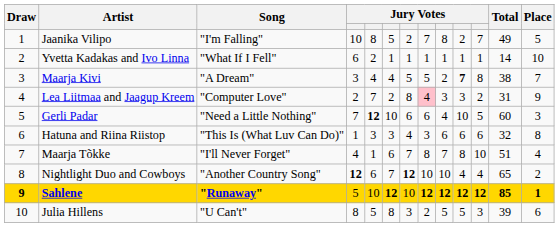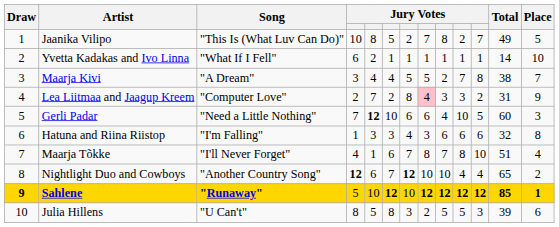(232, 39) "I'm Falling" -> (272, 39) "This Is (What Luv Can Do)"
(462, 77) bold -> (462, 77) normal
(272, 135) "This Is (What Luv Can Do)" -> (232, 135) "I'm Falling"
